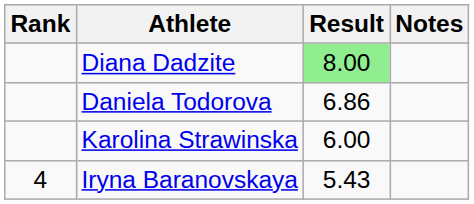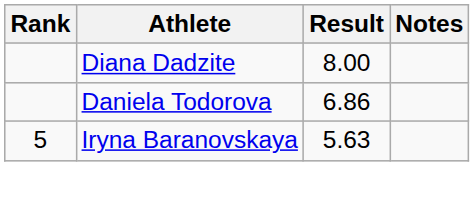(347, 62) lightgreen background -> (347, 62) no background
- row: (190, 140)
(40, 179) 4 -> (40, 140) 5
(347, 179) 5.43 -> (347, 140) 5.63
